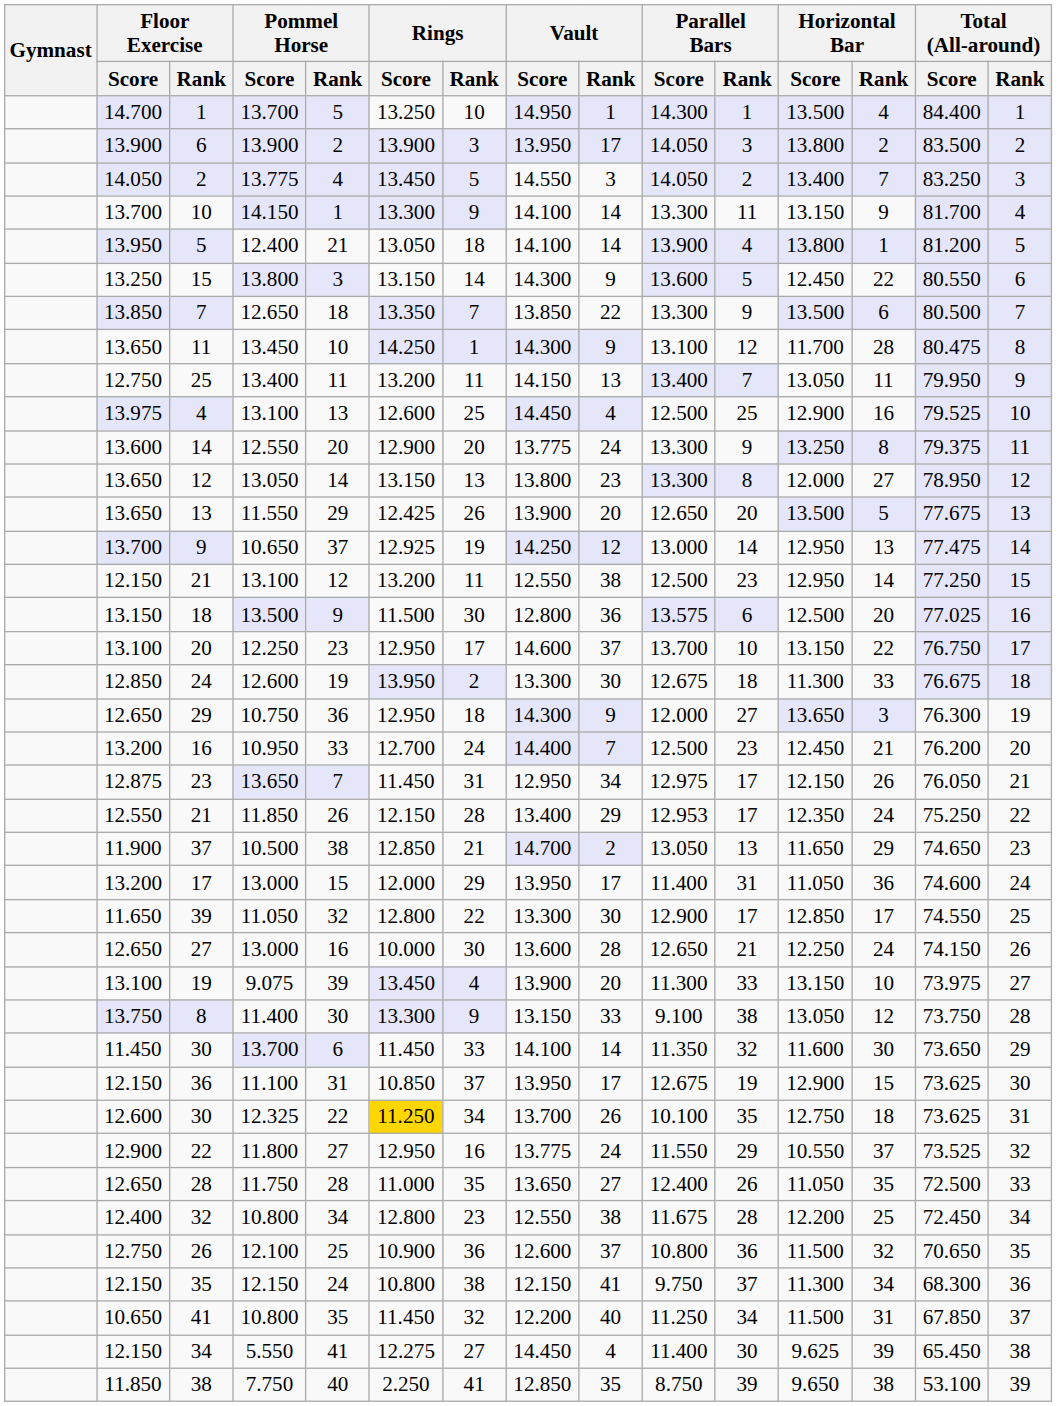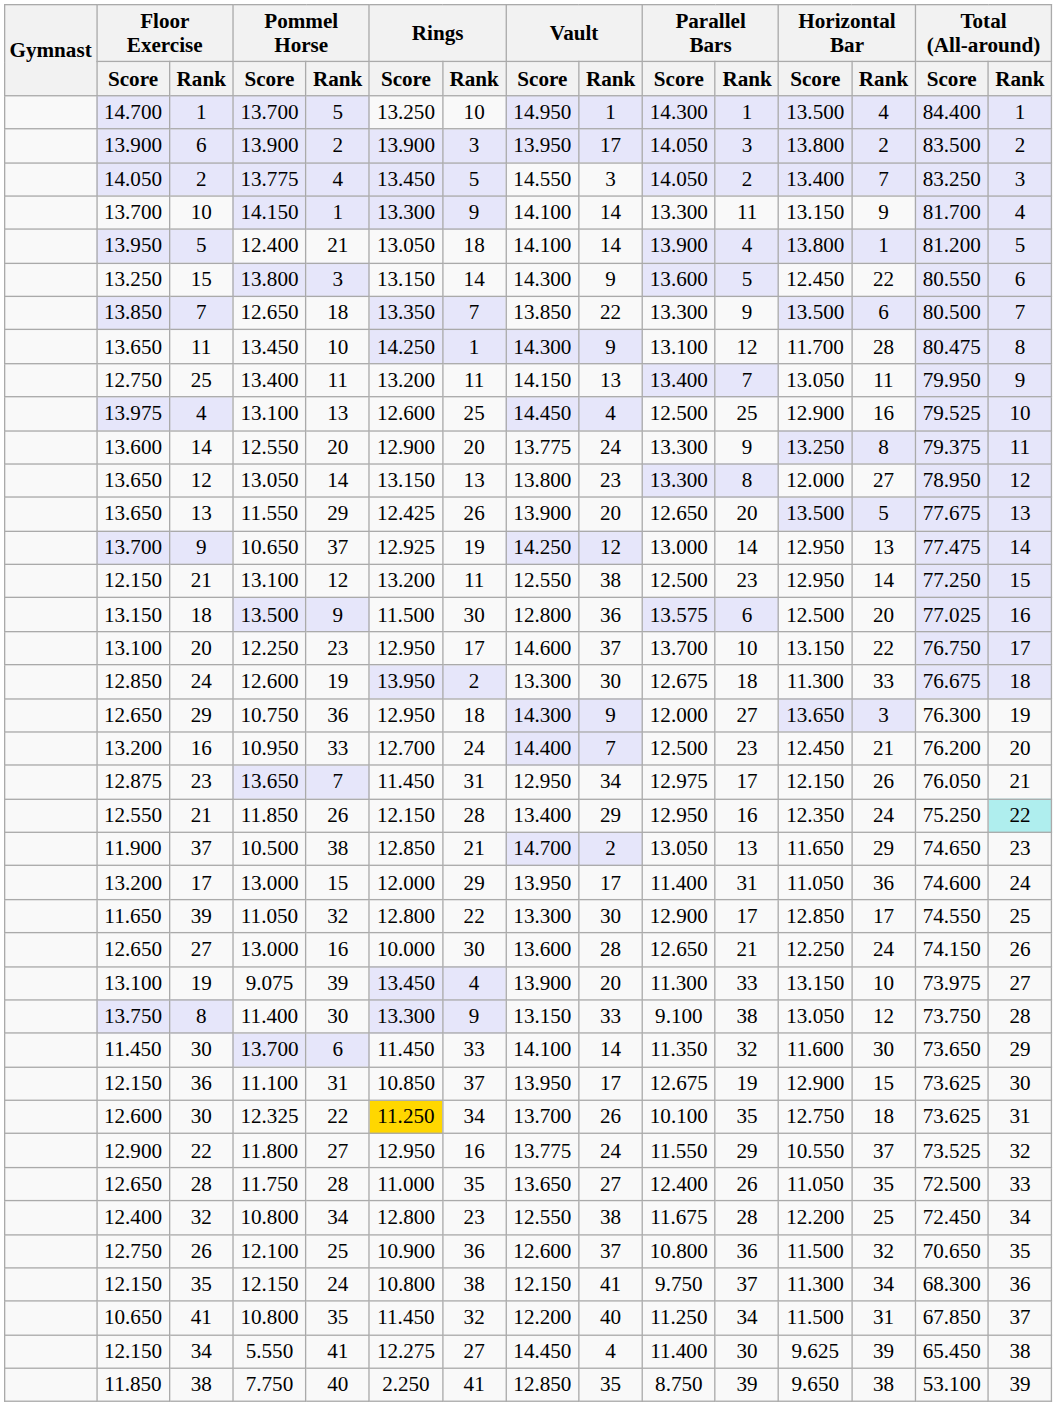(679, 815) 12.953 -> (679, 815) 12.950
(747, 815) 17 -> (747, 815) 16
(1020, 815) no background -> (1020, 815) paleturquoise background
